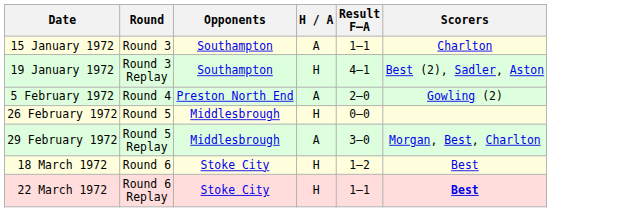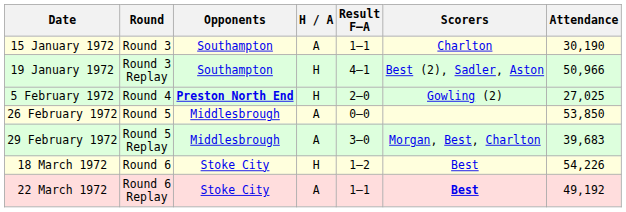+ column: (584, 20)
(235, 96) normal -> (235, 96) bold
(316, 96) A -> (316, 96) H
(316, 115) H -> (316, 115) A
(316, 190) H -> (316, 190) A
